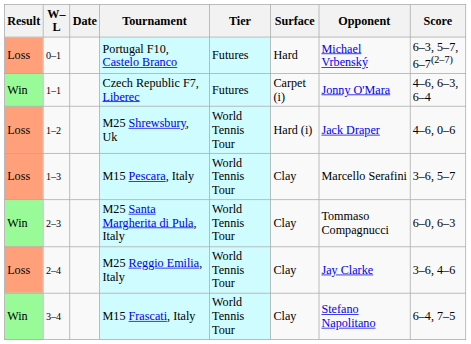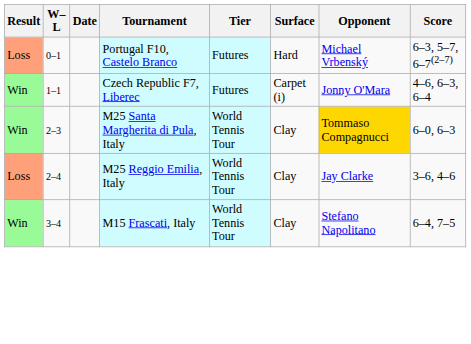- row: (146, 130)
- row: (148, 176)
(355, 223) no background -> (355, 130) gold background
